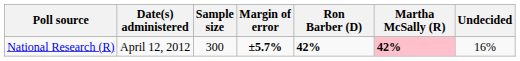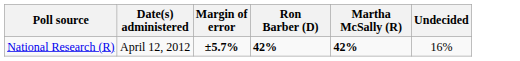- column: (215, 20)
(389, 46) pink background -> (346, 46) no background
